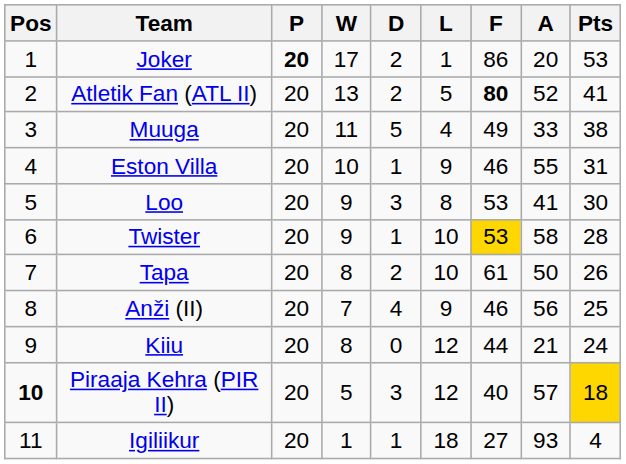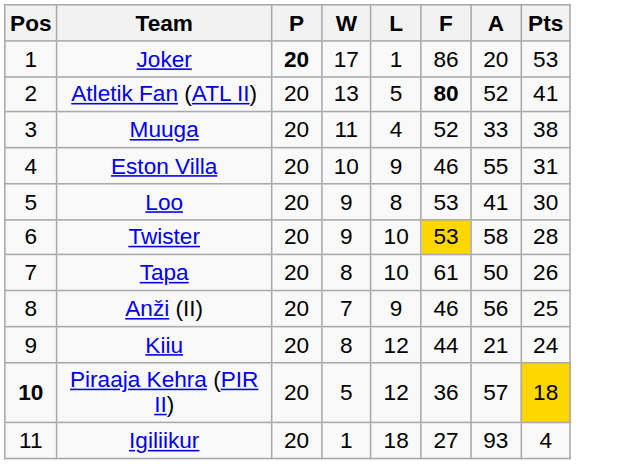- column: (396, 23)
(496, 130) 49 -> (446, 130) 52
(496, 393) 40 -> (446, 393) 36
